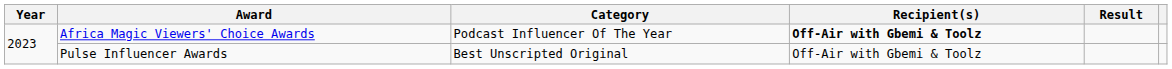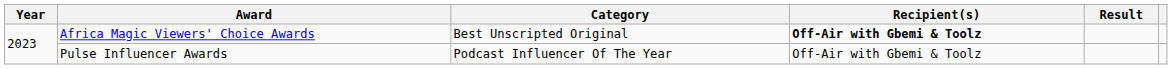(563, 34) Podcast Influencer Of The Year -> (541, 34) Best Unscripted Original
(541, 54) Best Unscripted Original -> (563, 54) Podcast Influencer Of The Year
